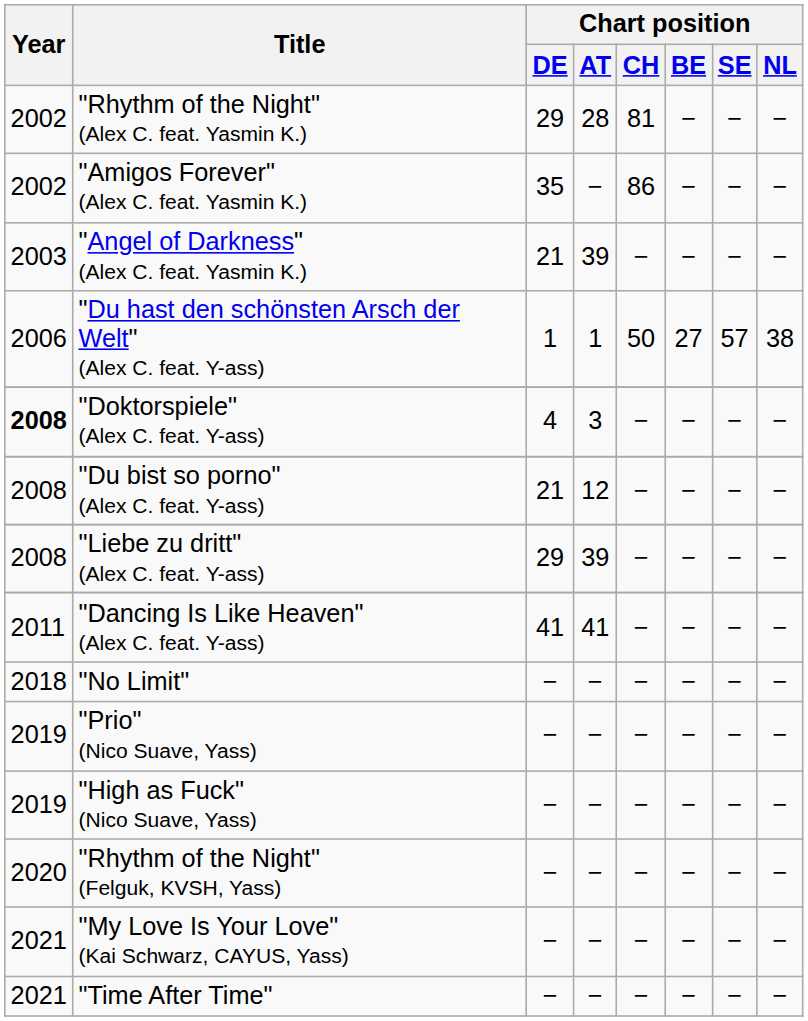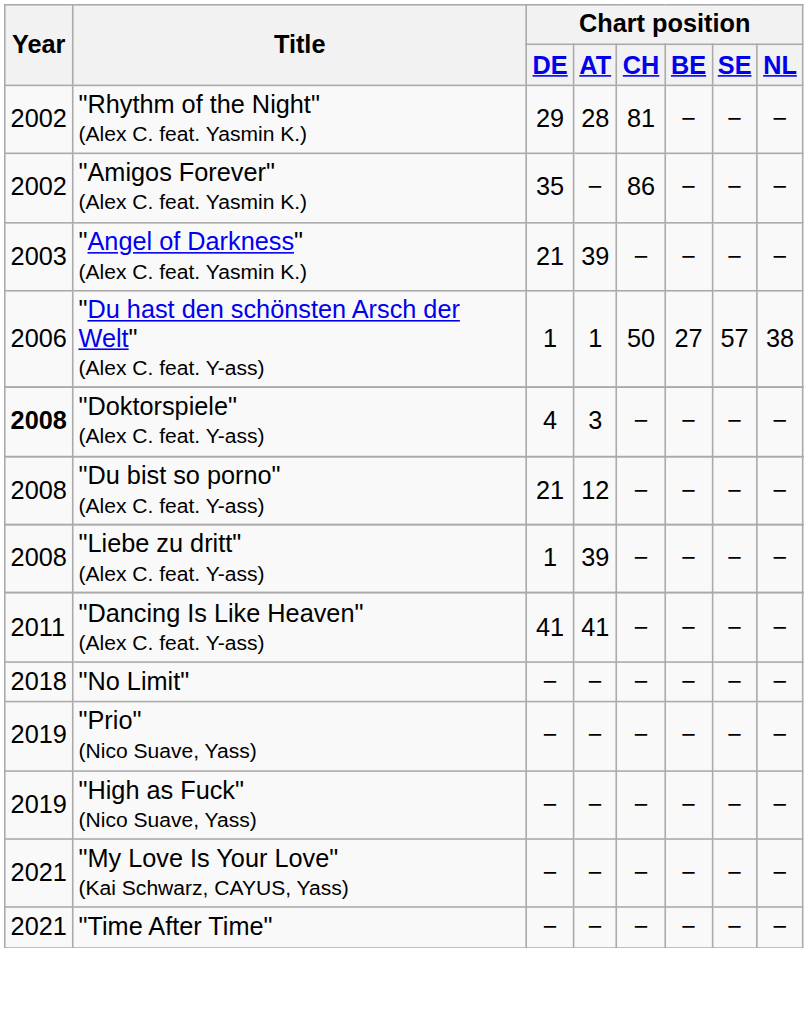(550, 558) 29 -> (550, 558) 1
- row: (199, 872)
